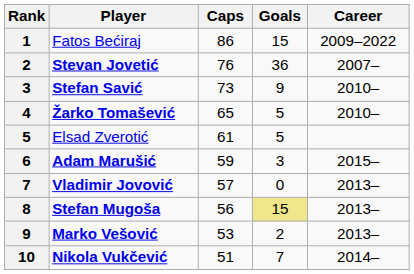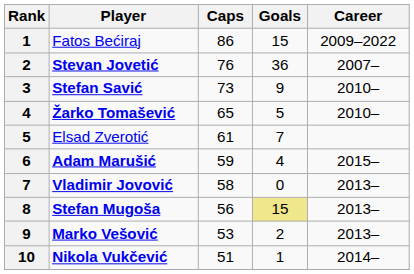(280, 137) 5 -> (280, 137) 7
(280, 161) 3 -> (280, 161) 4
(225, 185) 57 -> (225, 185) 58
(280, 257) 7 -> (280, 257) 1
